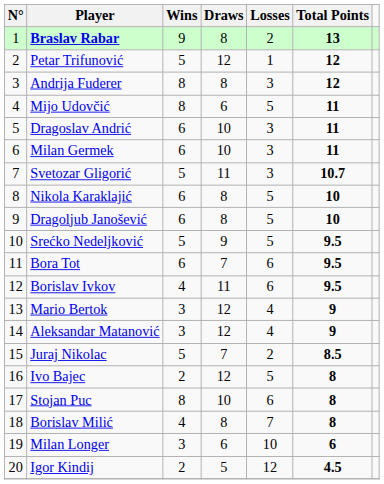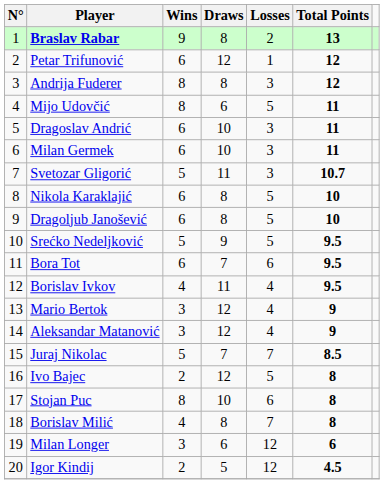(182, 60) 5 -> (182, 60) 6
(270, 286) 6 -> (270, 286) 4
(270, 354) 2 -> (270, 354) 7
(270, 444) 10 -> (270, 444) 12
